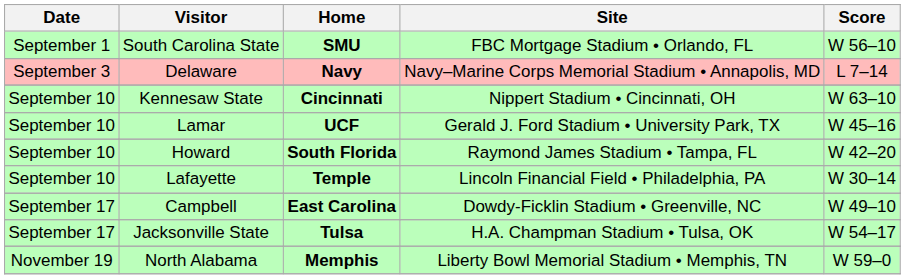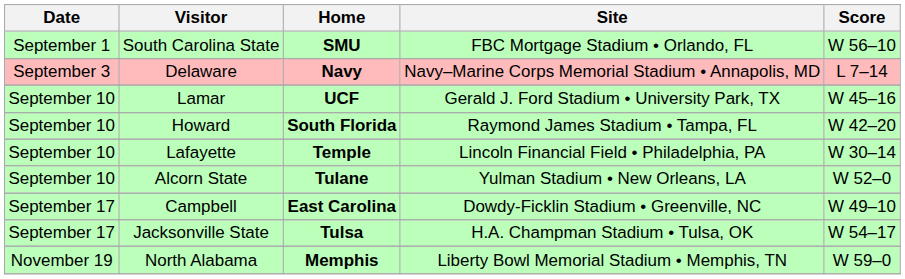- row: (201, 98)
+ row: (201, 179)
